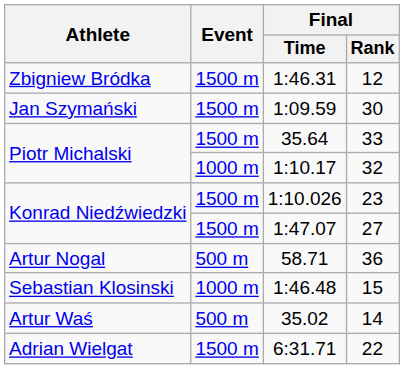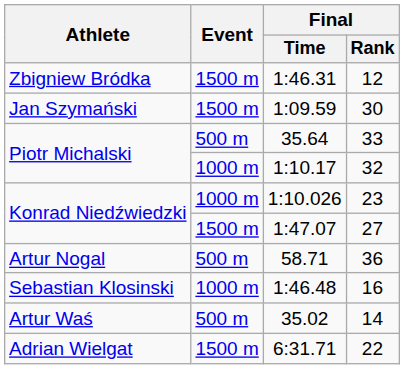(227, 138) 1500 m -> (222, 138) 500 m
(227, 199) 1500 m -> (227, 199) 1000 m
(372, 289) 15 -> (372, 289) 16
